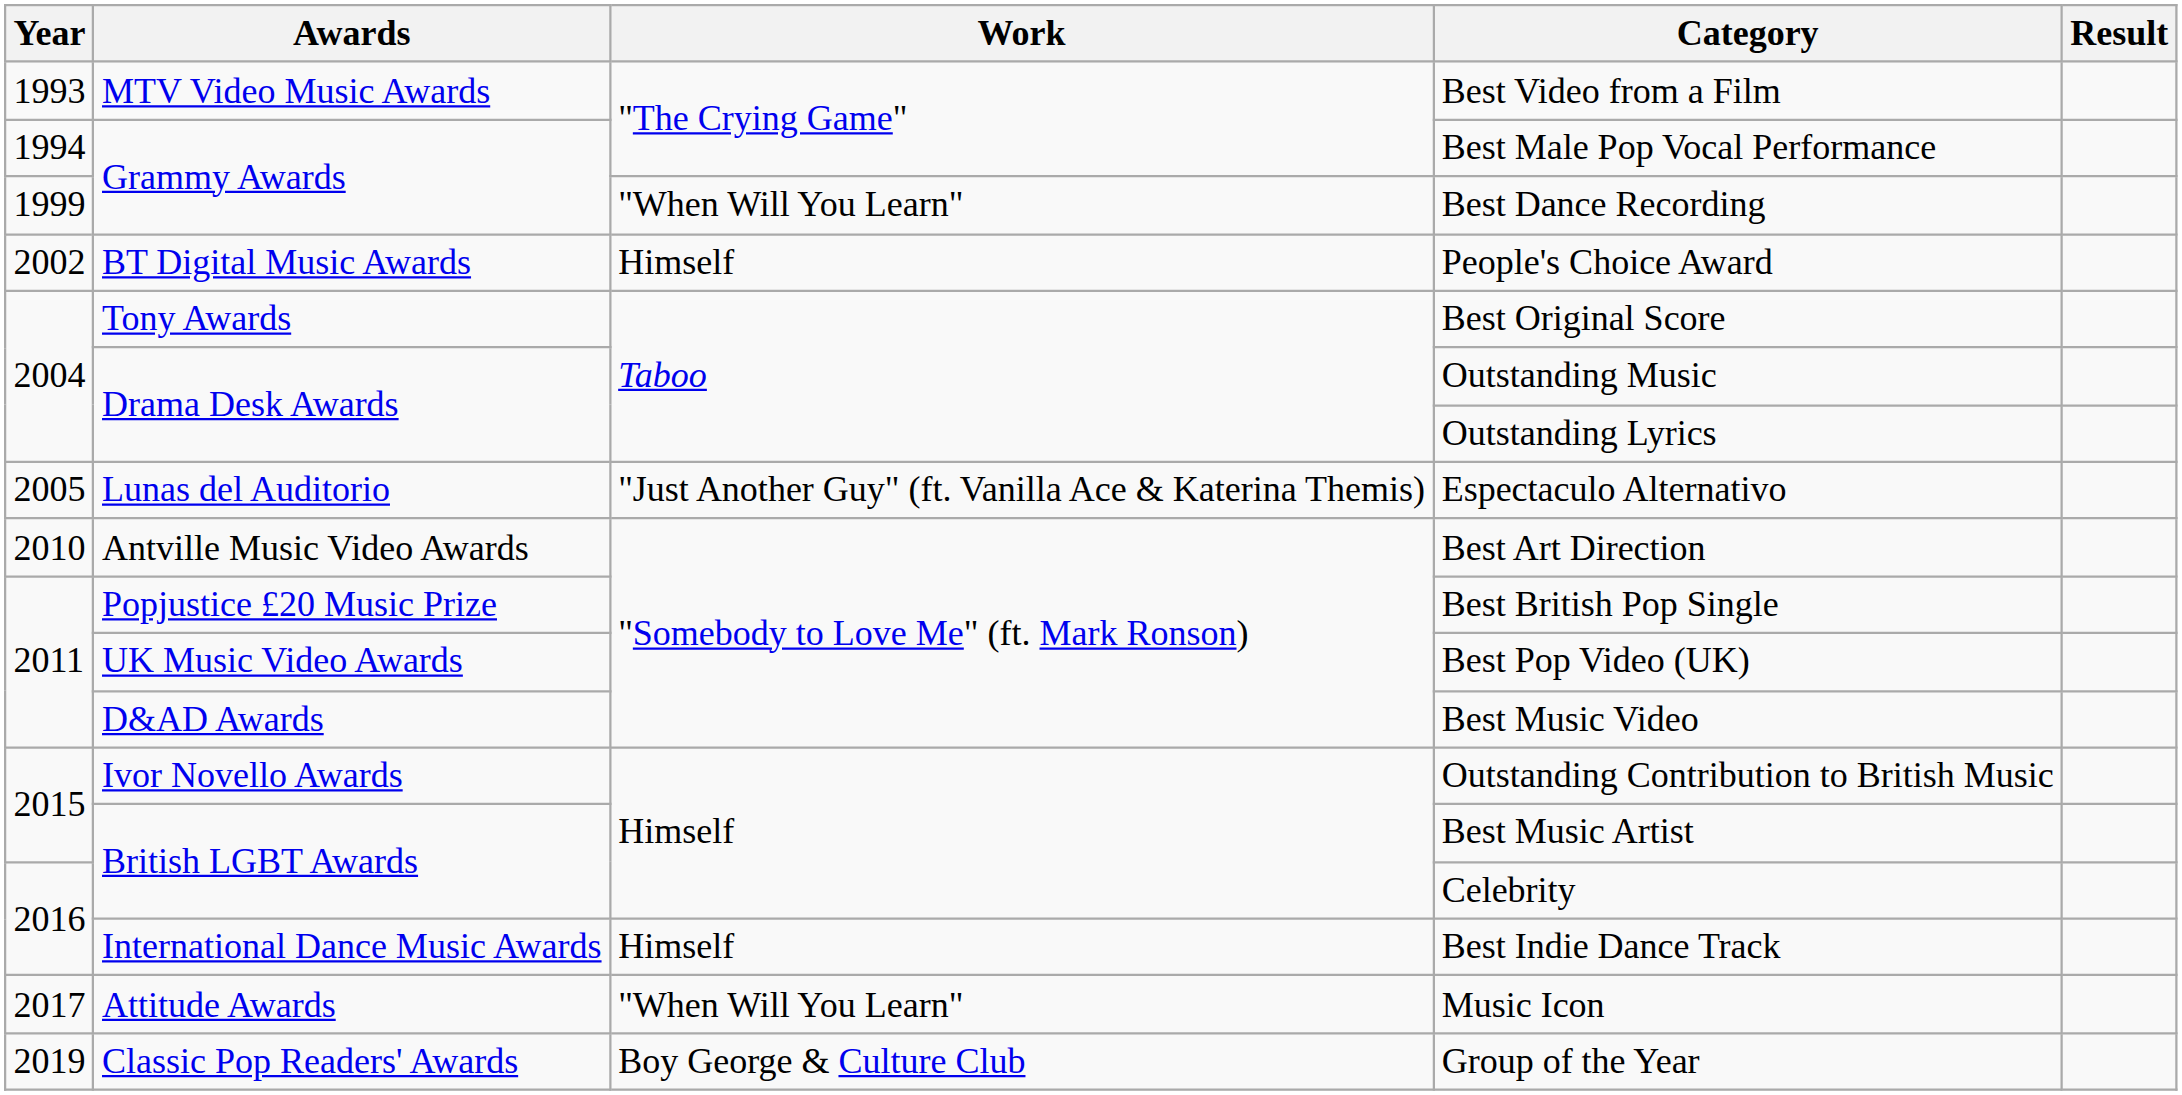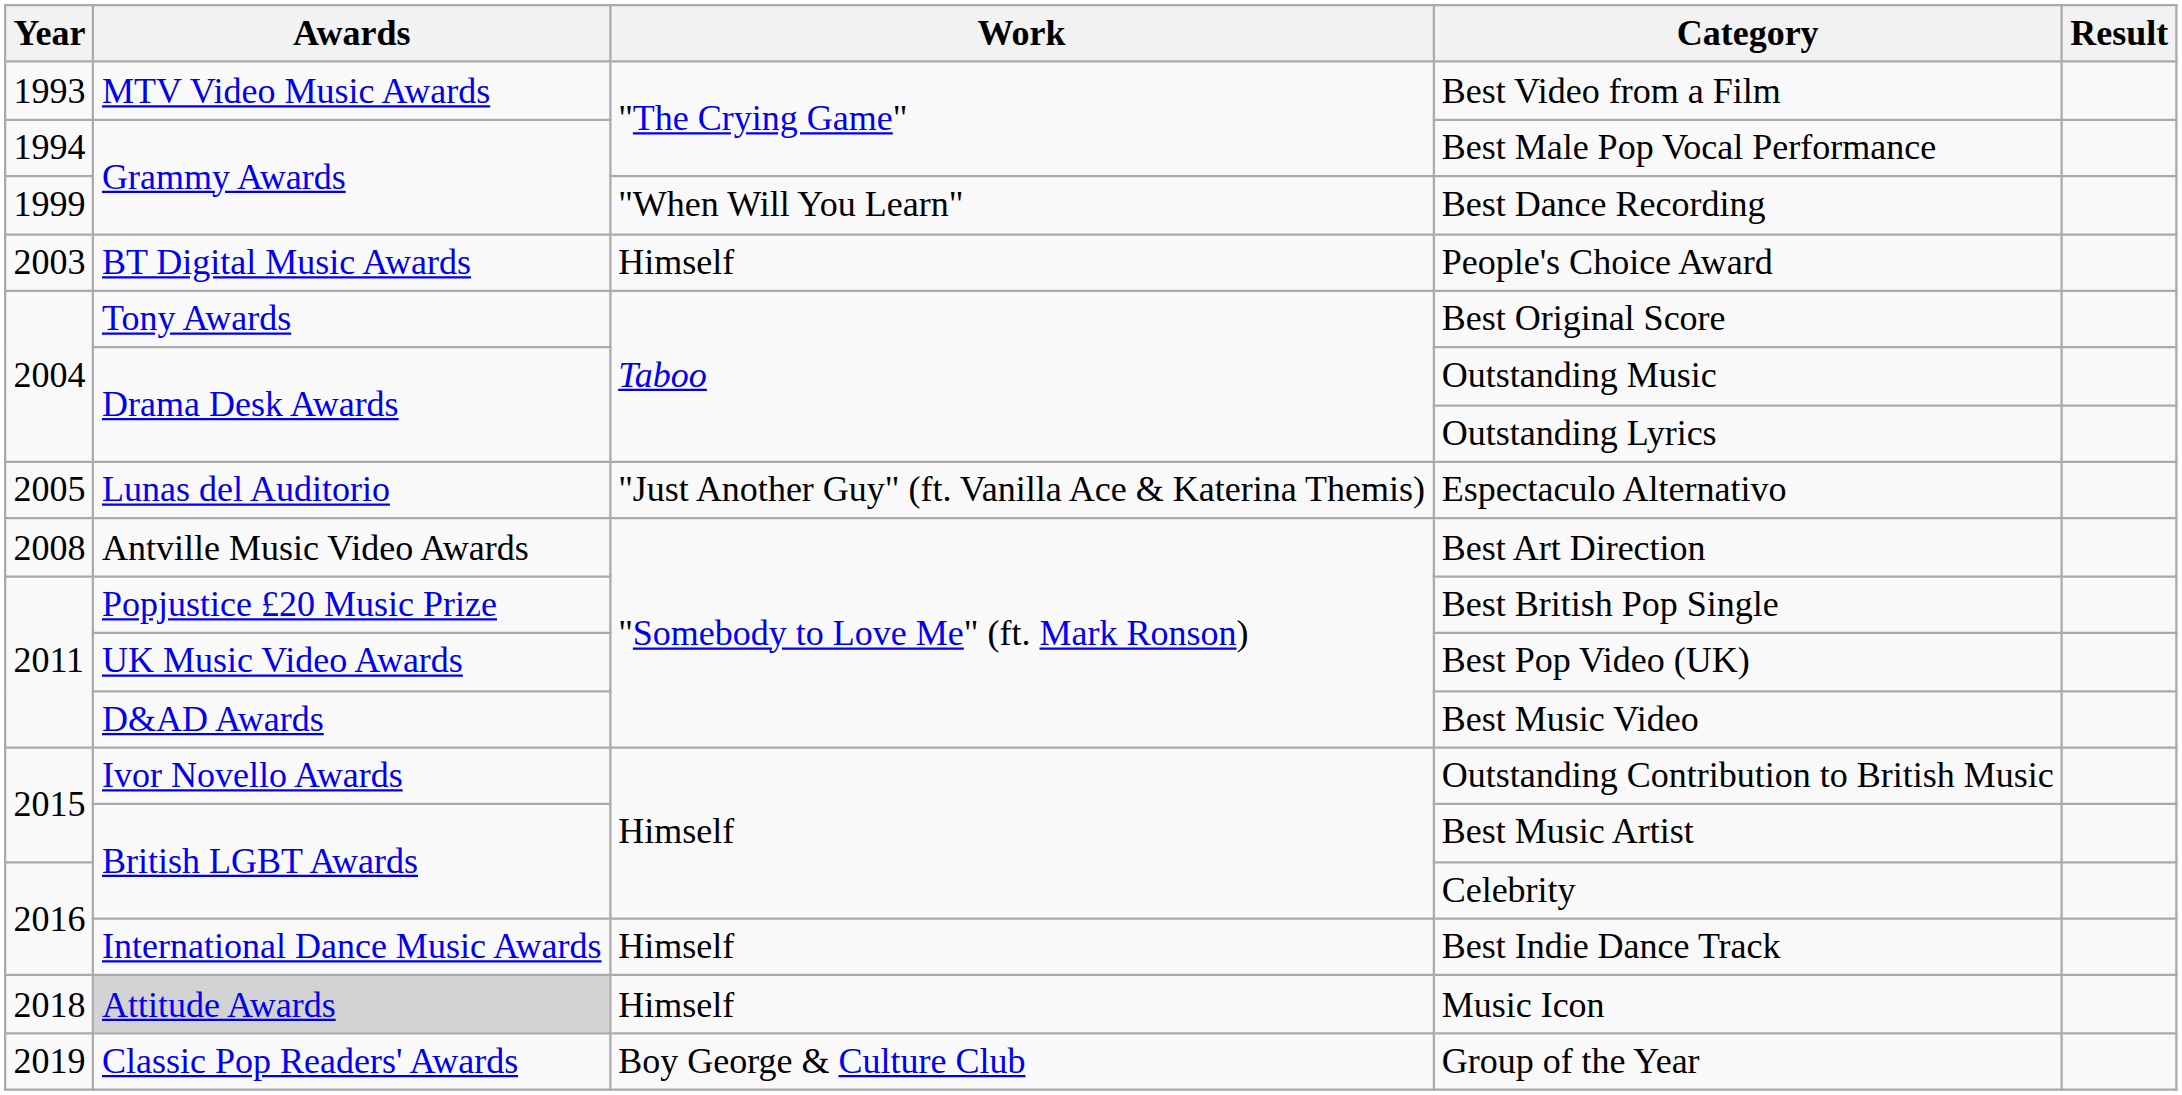(49, 261) 2002 -> (49, 261) 2003
(49, 546) 2010 -> (49, 546) 2008
(49, 1003) 2017 -> (49, 1003) 2018
(219, 1003) no background -> (219, 1003) lightgrey background
(791, 1003) "When Will You Learn" -> (676, 1003) Himself
